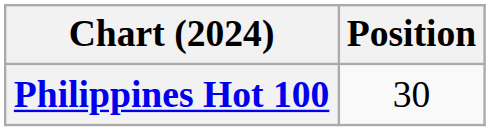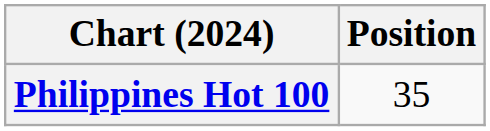(411, 93) 30 -> (411, 93) 35
